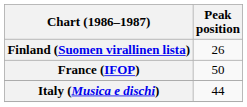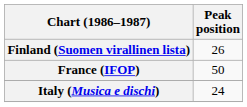(218, 91) 44 -> (218, 91) 24
